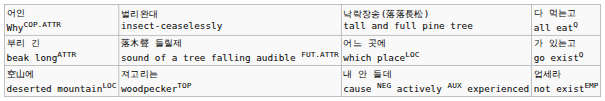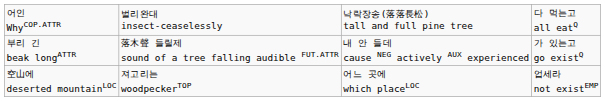(381, 51) 어느 곳에 which placeLOC -> (436, 51) 내 안 들데 cause NEG actively AUX experienced
(436, 81) 내 안 들데 cause NEG actively AUX experienced -> (381, 81) 어느 곳에 which placeLOC
